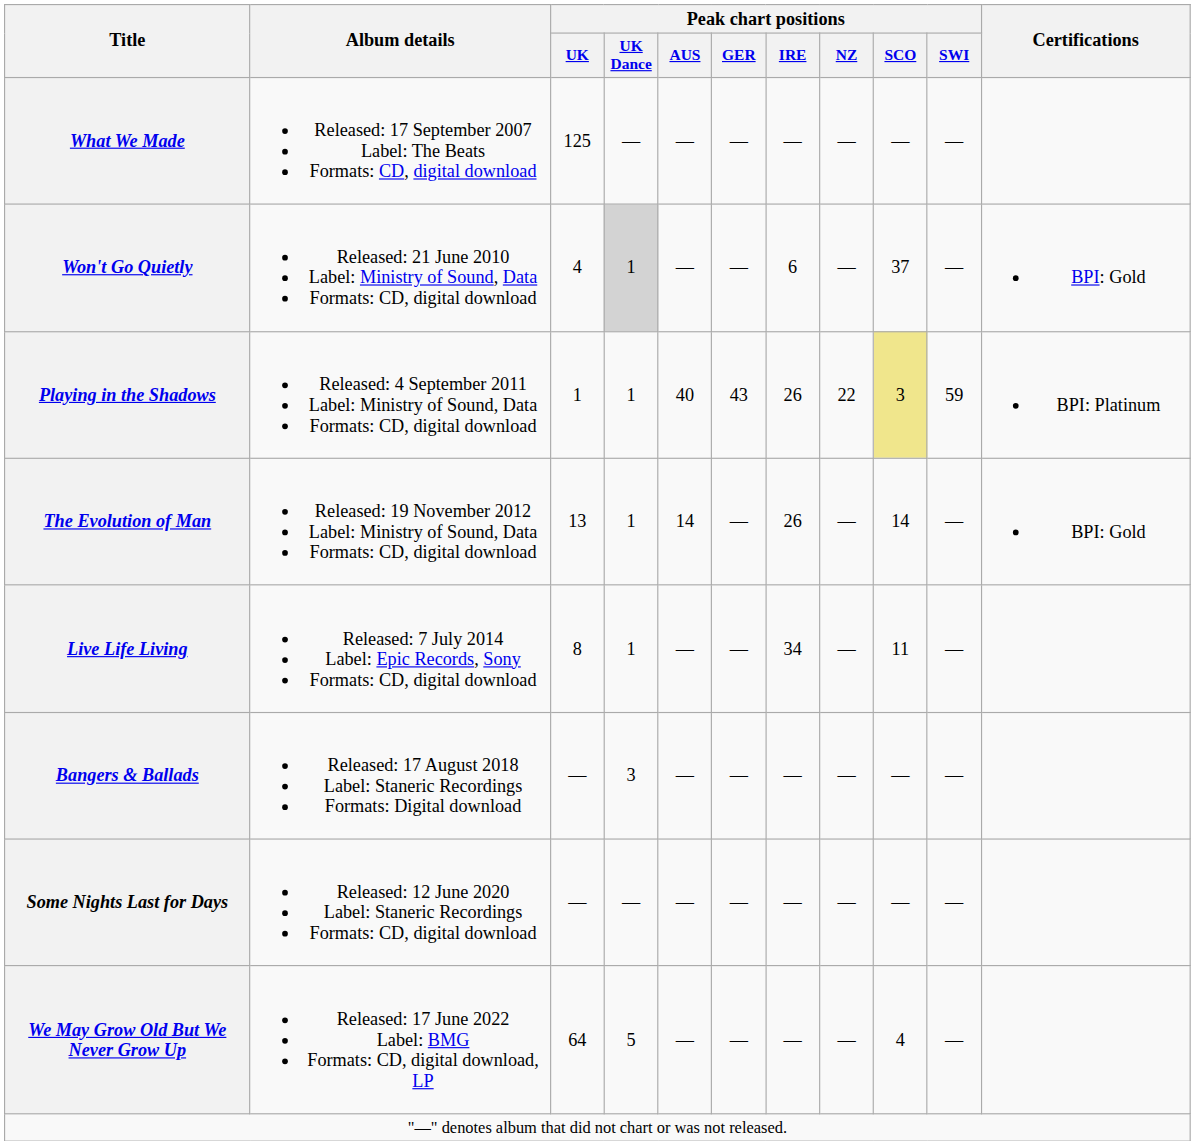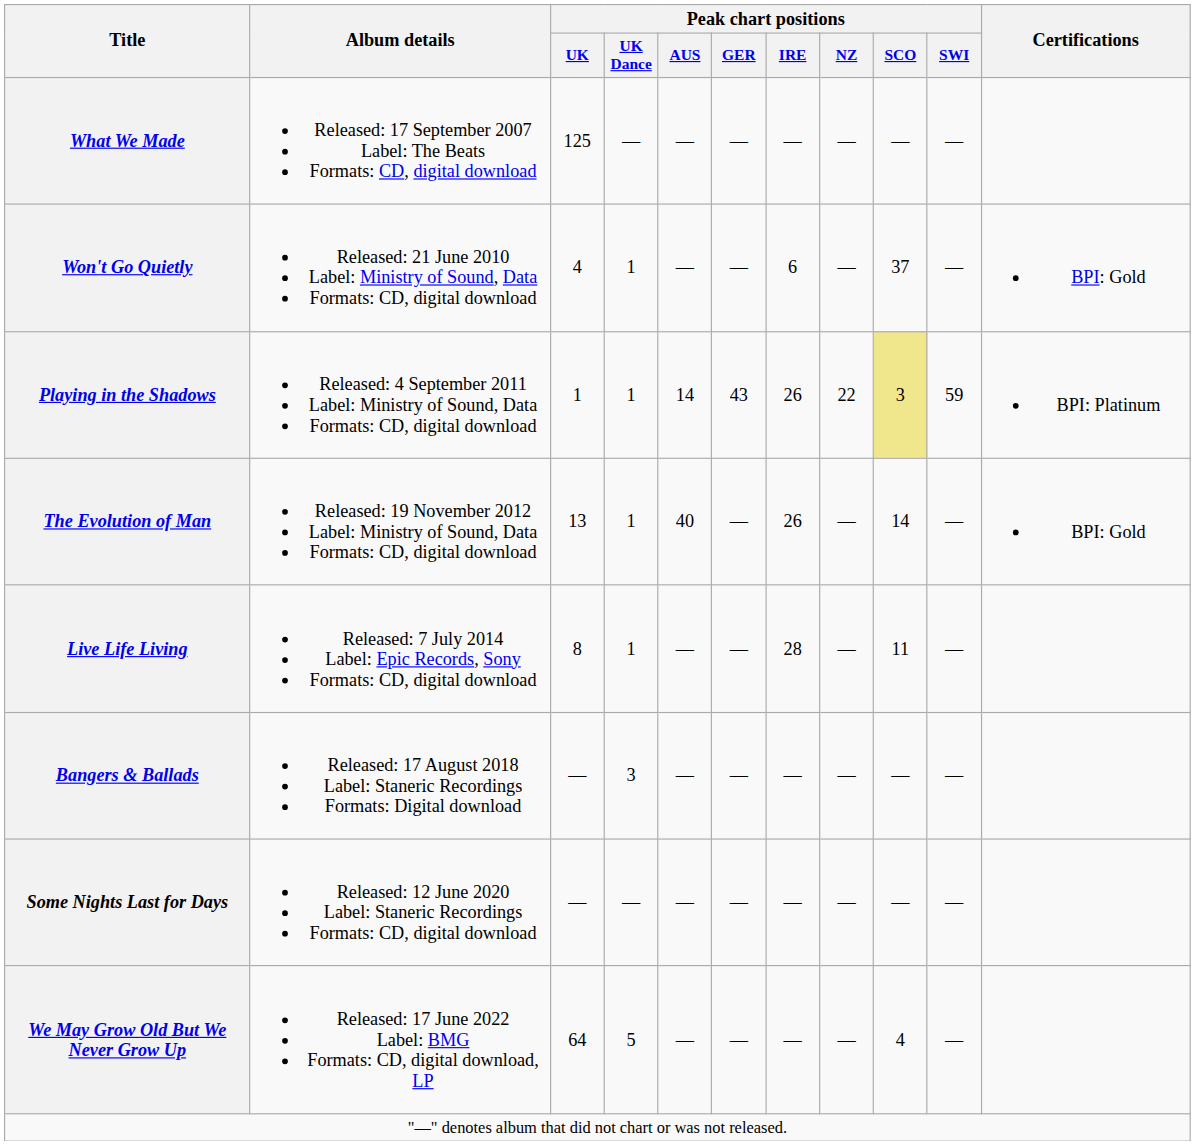(631, 267) lightgrey background -> (631, 267) no background
(685, 394) 40 -> (685, 394) 14
(685, 521) 14 -> (685, 521) 40
(793, 648) 34 -> (793, 648) 28
